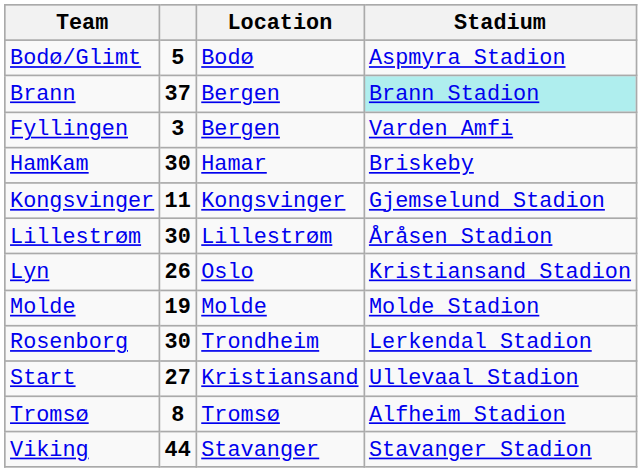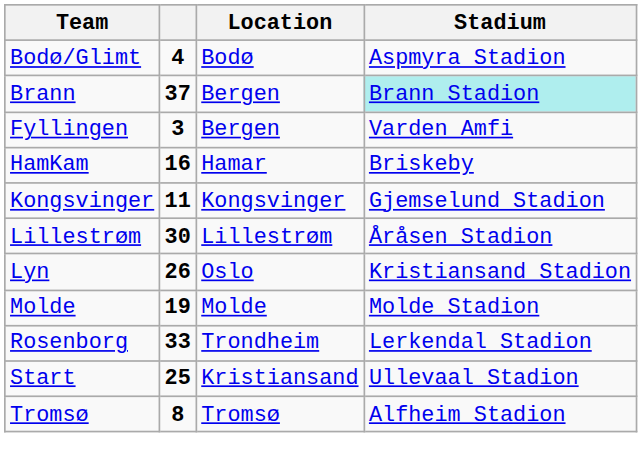(178, 58) 5 -> (178, 58) 4
(178, 165) 30 -> (178, 165) 16
(178, 343) 30 -> (178, 343) 33
(178, 379) 27 -> (178, 379) 25
- row: (49, 450)
